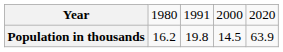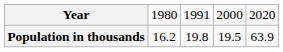(230, 36) 14.5 -> (230, 36) 19.5
